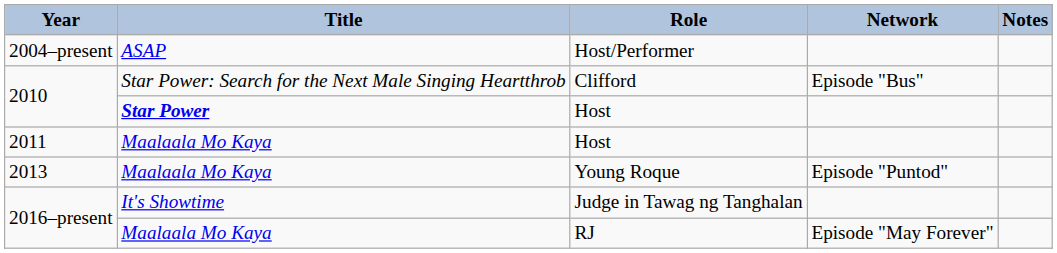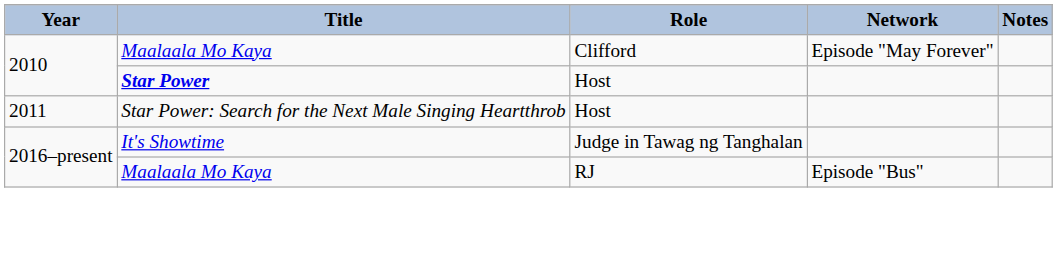- row: (61, 50)
(344, 80) Star Power: Search for the Next Male Singing Heartthrob -> (197, 50) Maalaala Mo Kaya
(868, 80) Episode "Bus" -> (902, 50) Episode "May Forever"
(197, 141) Maalaala Mo Kaya -> (344, 111) Star Power: Search for the Next Male Singing Heartthrob
- row: (28, 171)
(902, 232) Episode "May Forever" -> (868, 171) Episode "Bus"
